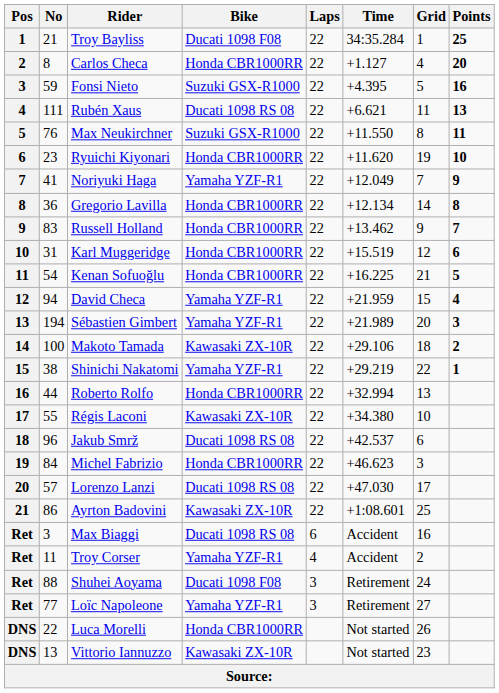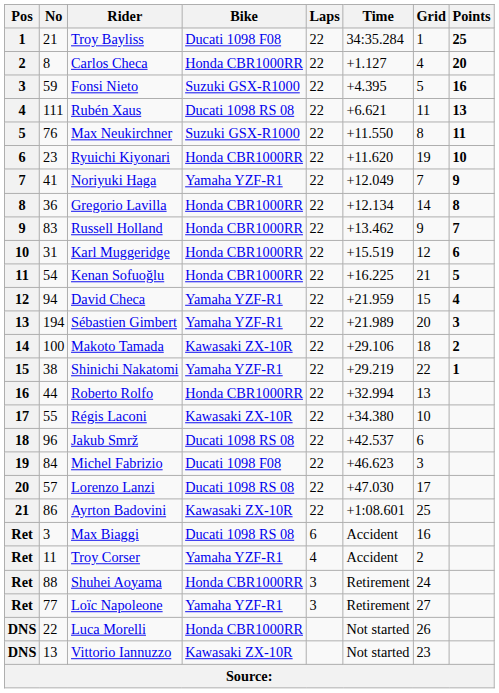(244, 464) Honda CBR1000RR -> (233, 464) Ducati 1098 F08
(233, 581) Ducati 1098 F08 -> (244, 581) Honda CBR1000RR
